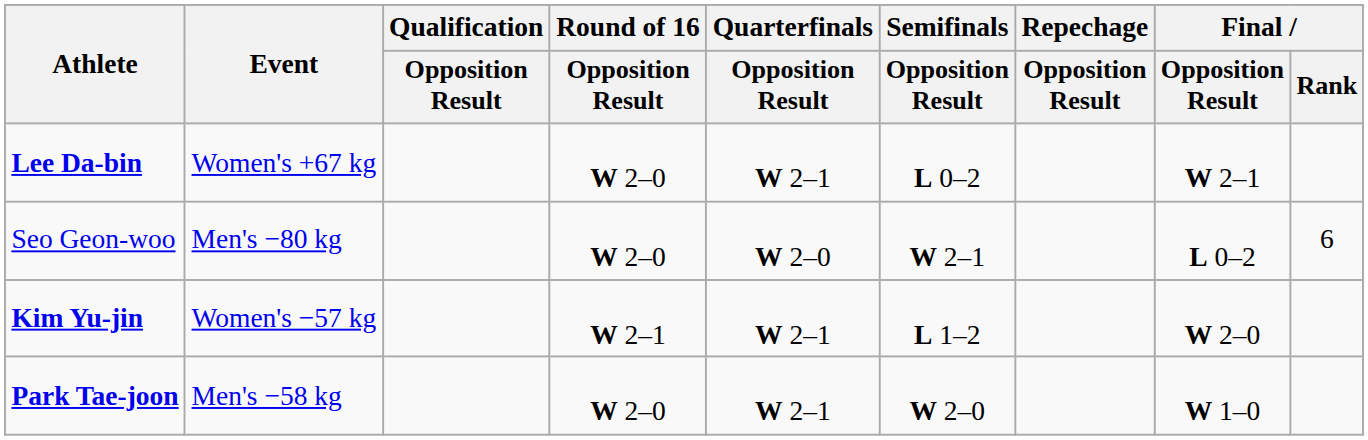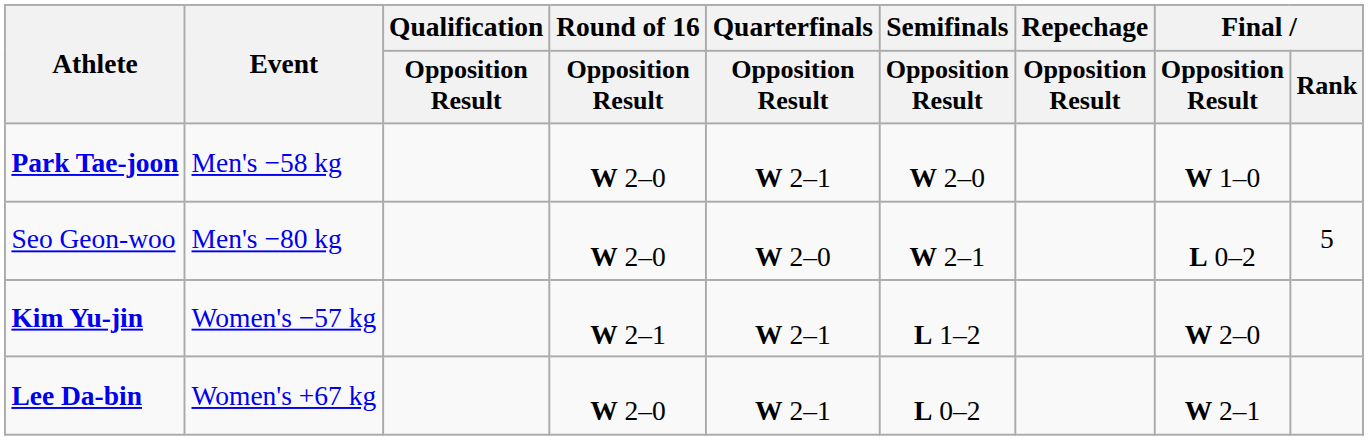rows swapped: (95, 396) <-> (77, 162)
(1327, 240) 6 -> (1327, 240) 5
